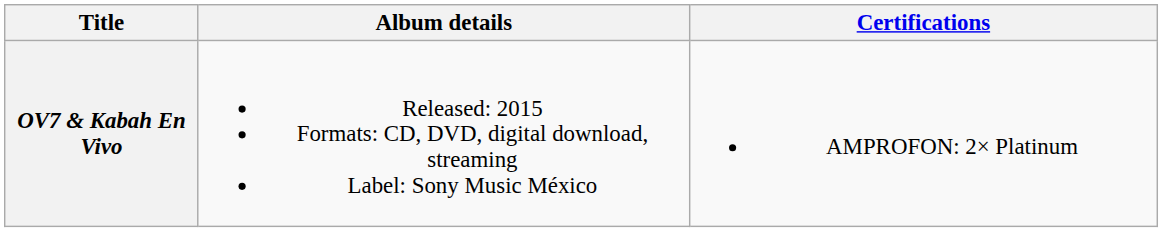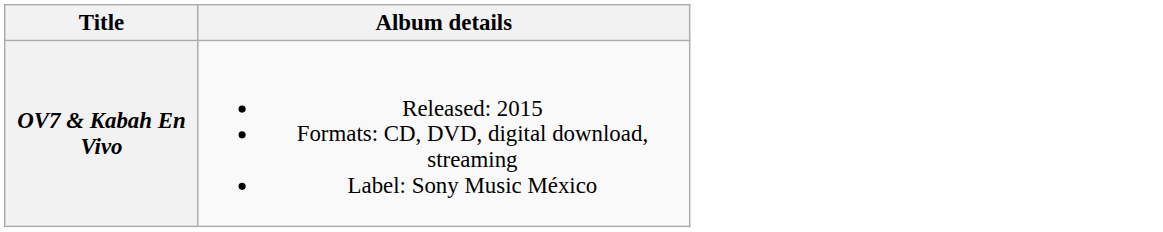- column: (923, 22)
